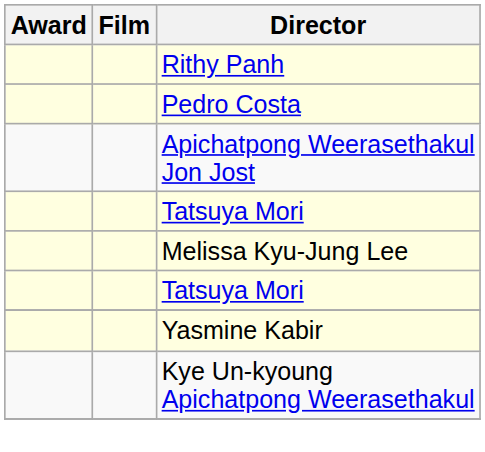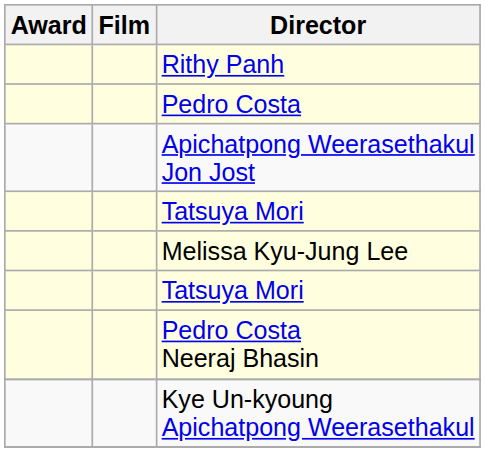+ row: (49, 345)
- row: (49, 331)
